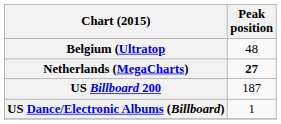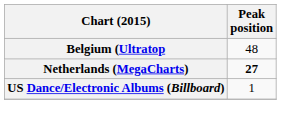- row: (116, 88)
